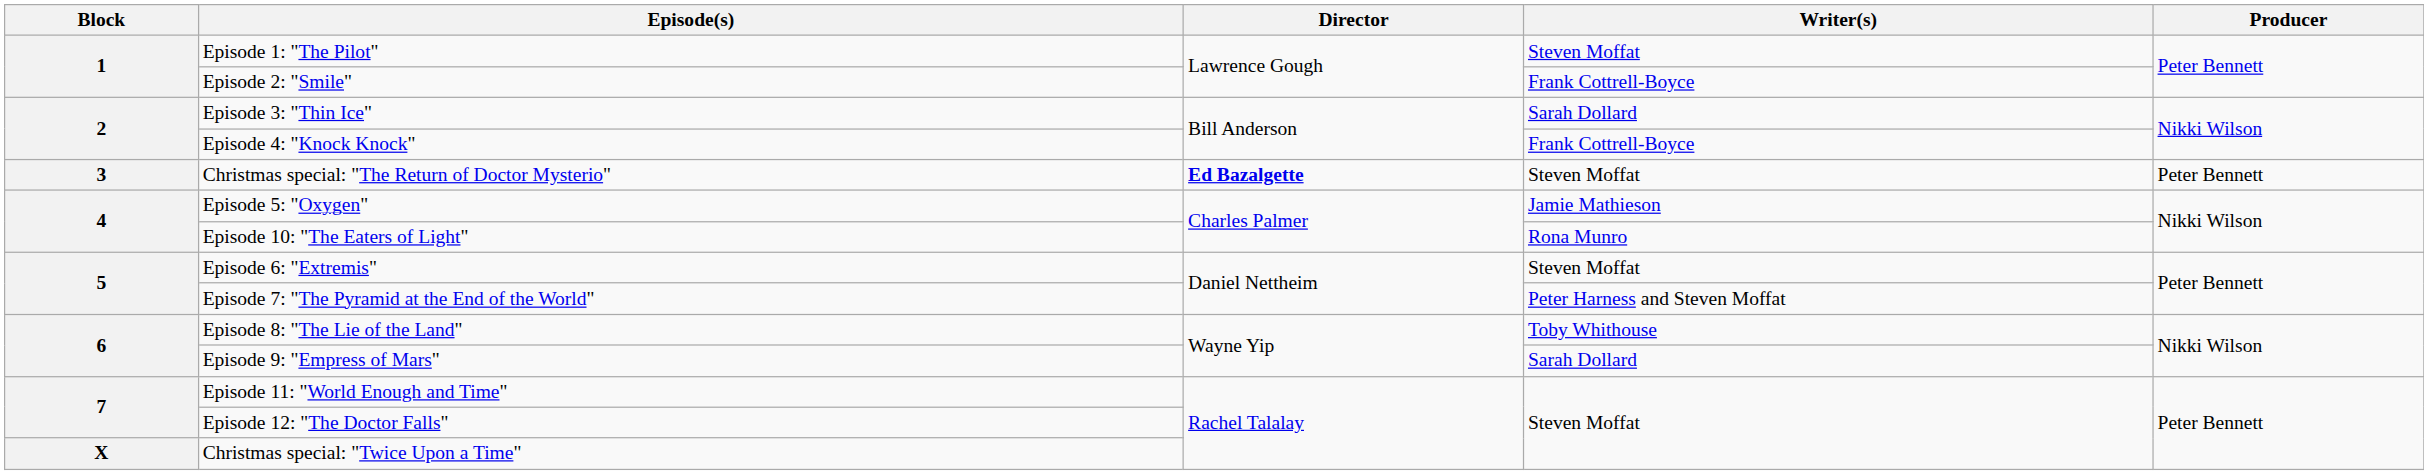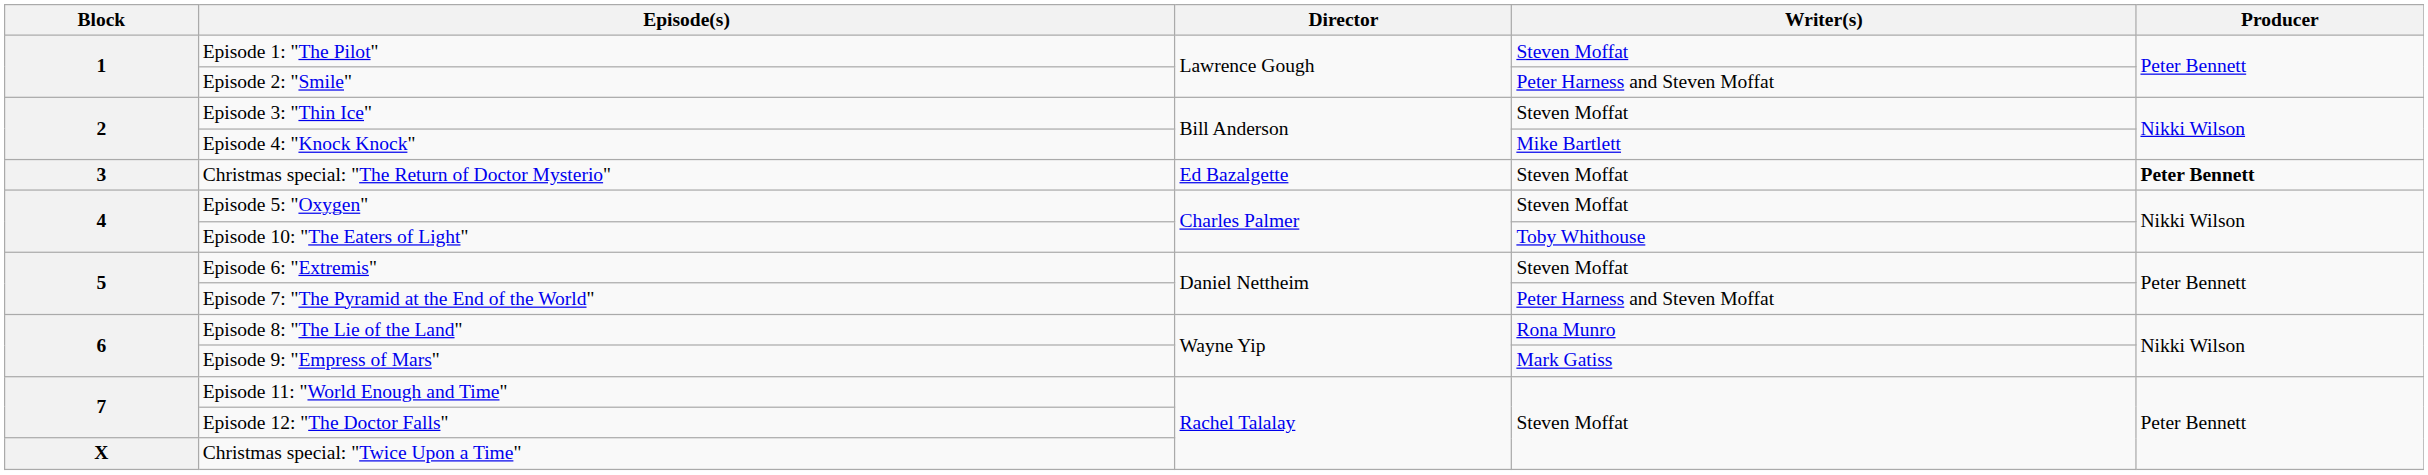(1611, 81) Frank Cottrell-Boyce -> (1645, 81) Peter Harness and Steven Moffat
(1582, 112) Sarah Dollard -> (1572, 112) Steven Moffat
(1611, 143) Frank Cottrell-Boyce -> (1569, 143) Mike Bartlett
(1246, 174) bold -> (1234, 174) normal
(2210, 174) normal -> (2197, 174) bold
(1594, 205) Jamie Mathieson -> (1572, 205) Steven Moffat
(1578, 236) Rona Munro -> (1581, 236) Toby Whithouse
(1592, 329) Toby Whithouse -> (1566, 329) Rona Munro
(1582, 360) Sarah Dollard -> (1564, 360) Mark Gatiss
